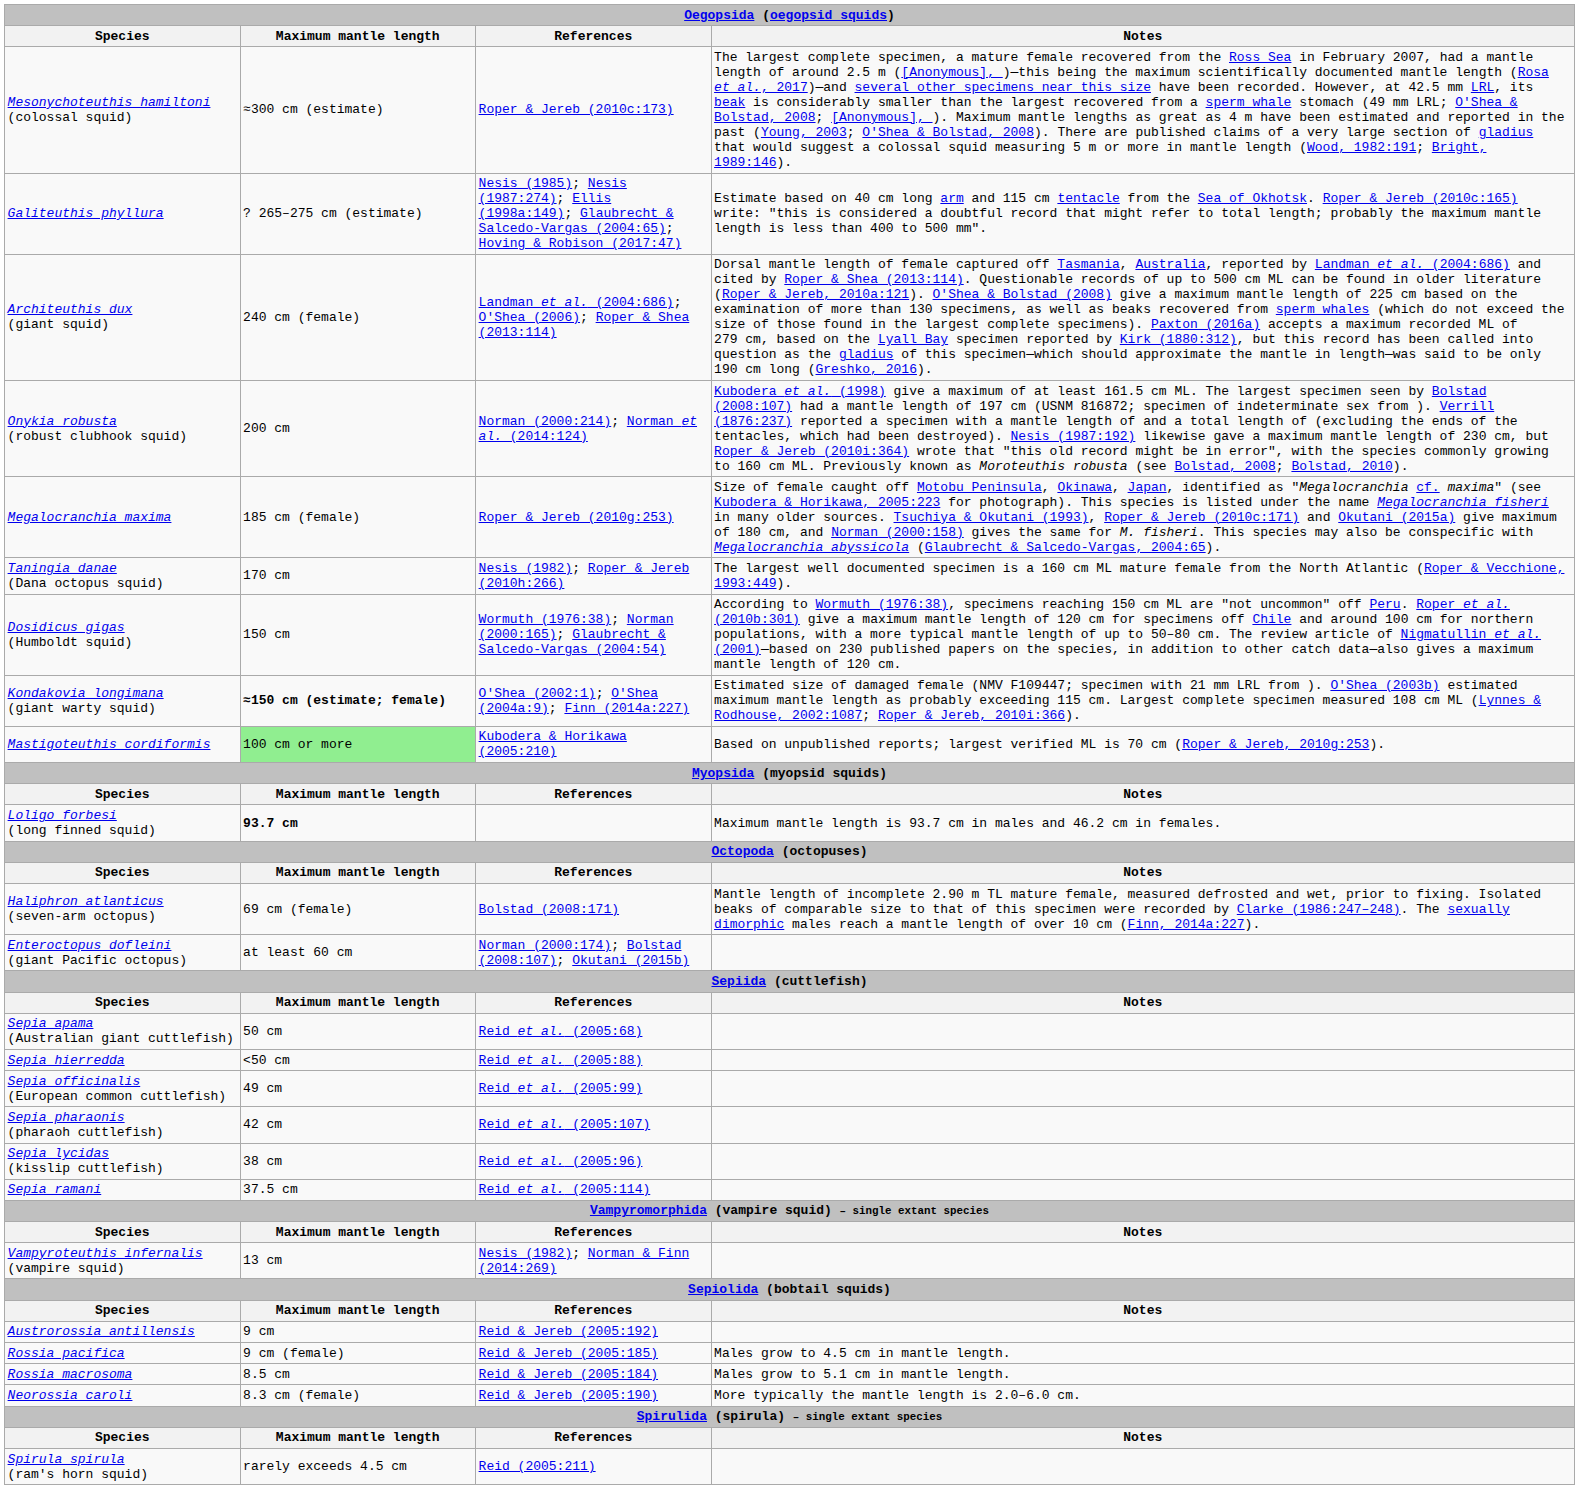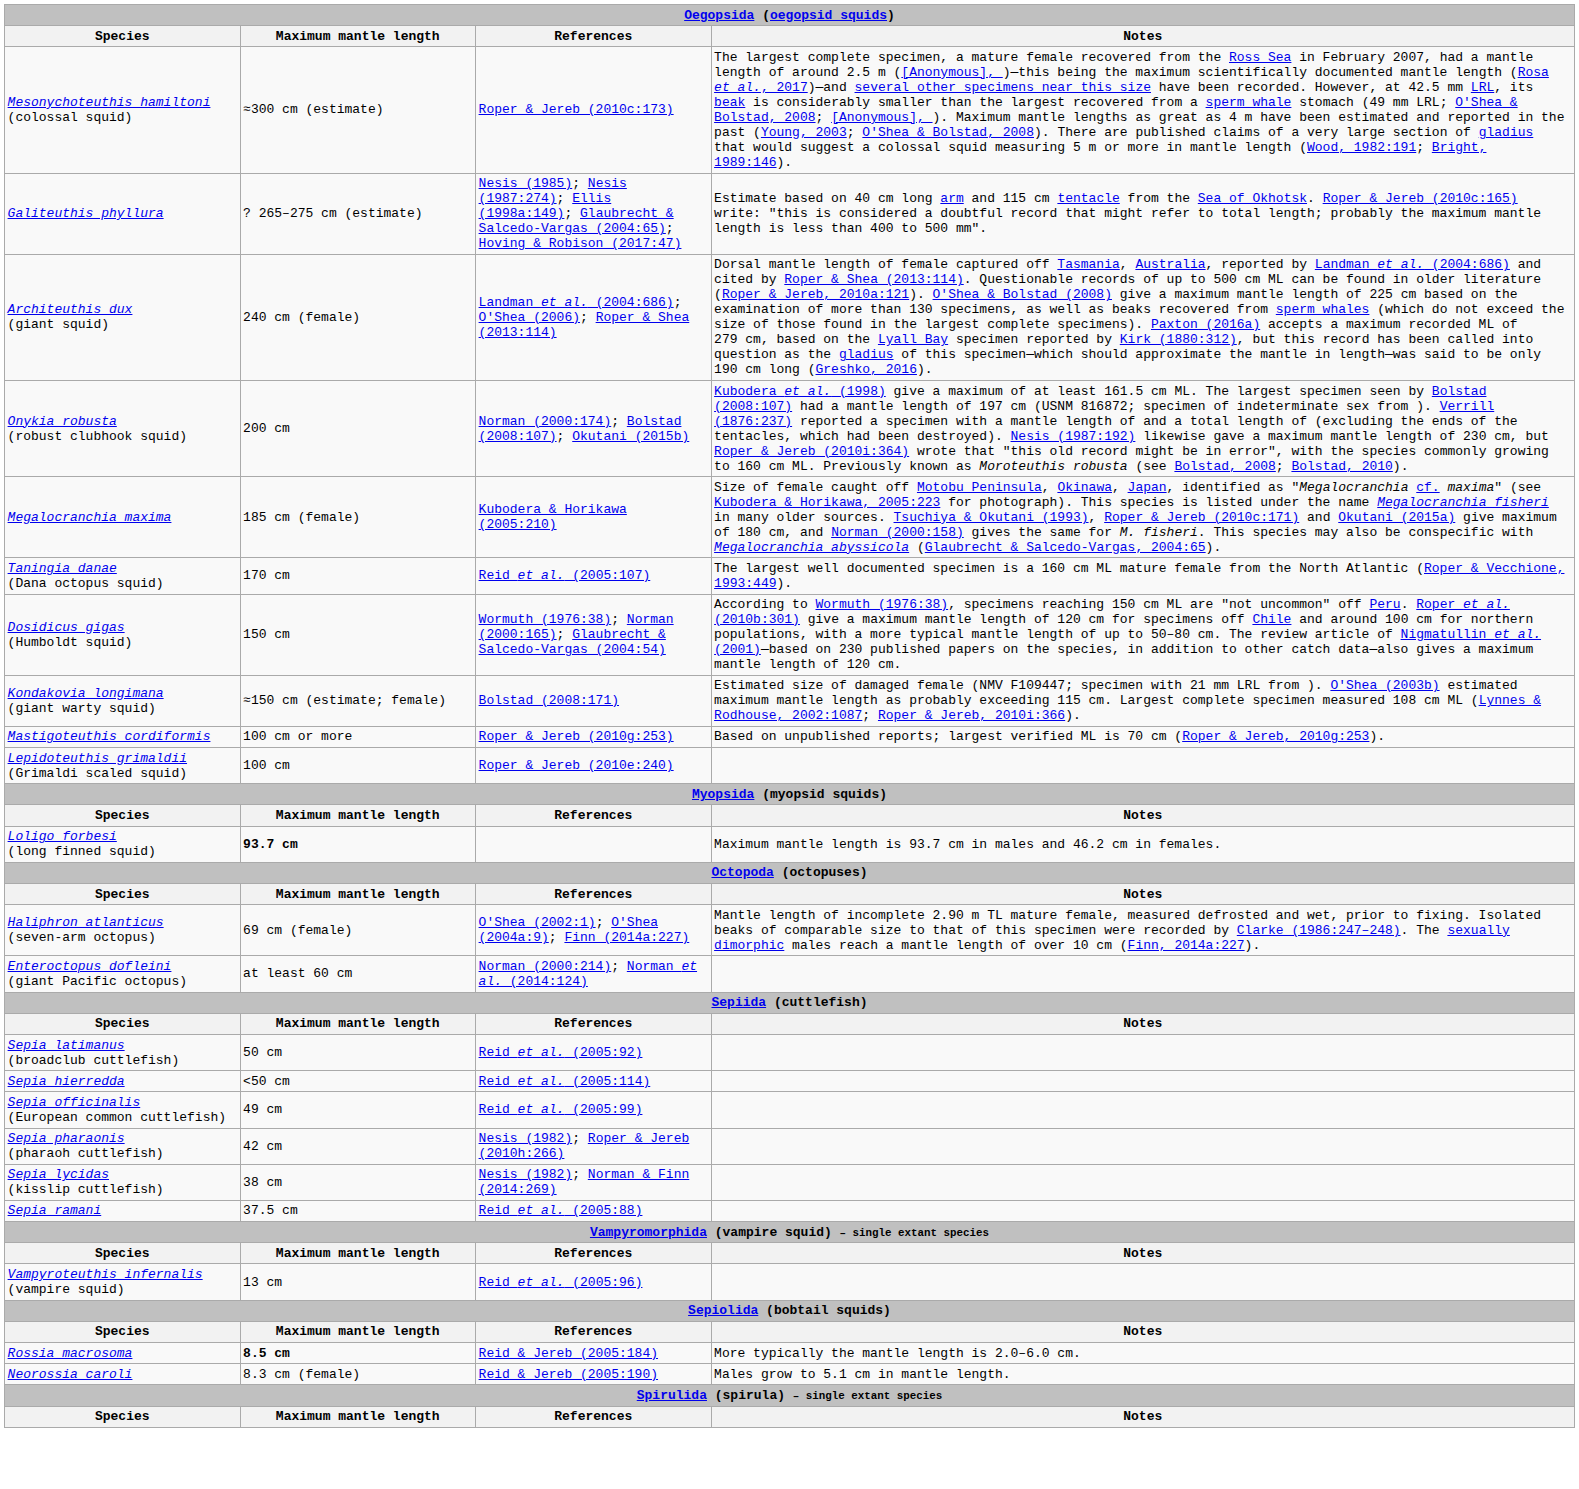(588, 429) Norman (2000:214); Norman et al. (2014:124) -> (584, 429) Norman (2000:174); Bolstad (2008:107); Okutani (2015b)
(576, 517) Roper & Jereb (2010g:253) -> (553, 517) Kubodera & Horikawa (2005:210)
(584, 576) Nesis (1982); Roper & Jereb (2010h:266) -> (564, 576) Reid et al. (2005:107)
(345, 701) bold -> (345, 701) normal
(584, 701) O'Shea (2002:1); O'Shea (2004a:9); Finn (2014a:227) -> (549, 701) Bolstad (2008:171)
(298, 744) lightgreen background -> (298, 737) no background
(553, 744) Kubodera & Horikawa (2005:210) -> (576, 737) Roper & Jereb (2010g:253)
+ row: (97, 766)
(549, 909) Bolstad (2008:171) -> (584, 930) O'Shea (2002:1); O'Shea (2004a:9); Finn (2014a:227)
(584, 953) Norman (2000:174); Bolstad (2008:107); Okutani (2015b) -> (588, 974) Norman (2000:214); Norman et al. (2014:124)
- row: (121, 1031)
+ row: (93, 1053)
(561, 1060) Reid et al. (2005:88) -> (564, 1081) Reid et al. (2005:114)
(564, 1125) Reid et al. (2005:107) -> (584, 1146) Nesis (1982); Roper & Jereb (2010h:266)
(561, 1161) Reid et al. (2005:96) -> (584, 1182) Nesis (1982); Norman & Finn (2014:269)
(564, 1190) Reid et al. (2005:114) -> (561, 1211) Reid et al. (2005:88)
(584, 1261) Nesis (1982); Norman & Finn (2014:269) -> (561, 1282) Reid et al. (2005:96)
- row: (101, 1332)
- row: (66, 1353)
(266, 1374) normal -> (266, 1353) bold
(862, 1374) Males grow to 5.1 cm in mantle length. -> (897, 1353) More typically the mantle length is 2.0–6.0 cm.
(897, 1395) More typically the mantle length is 2.0–6.0 cm. -> (862, 1374) Males grow to 5.1 cm in mantle length.
- row: (78, 1467)
